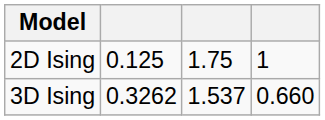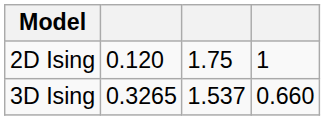(135, 59) 0.125 -> (135, 59) 0.120
(141, 96) 0.3262 -> (141, 96) 0.3265
